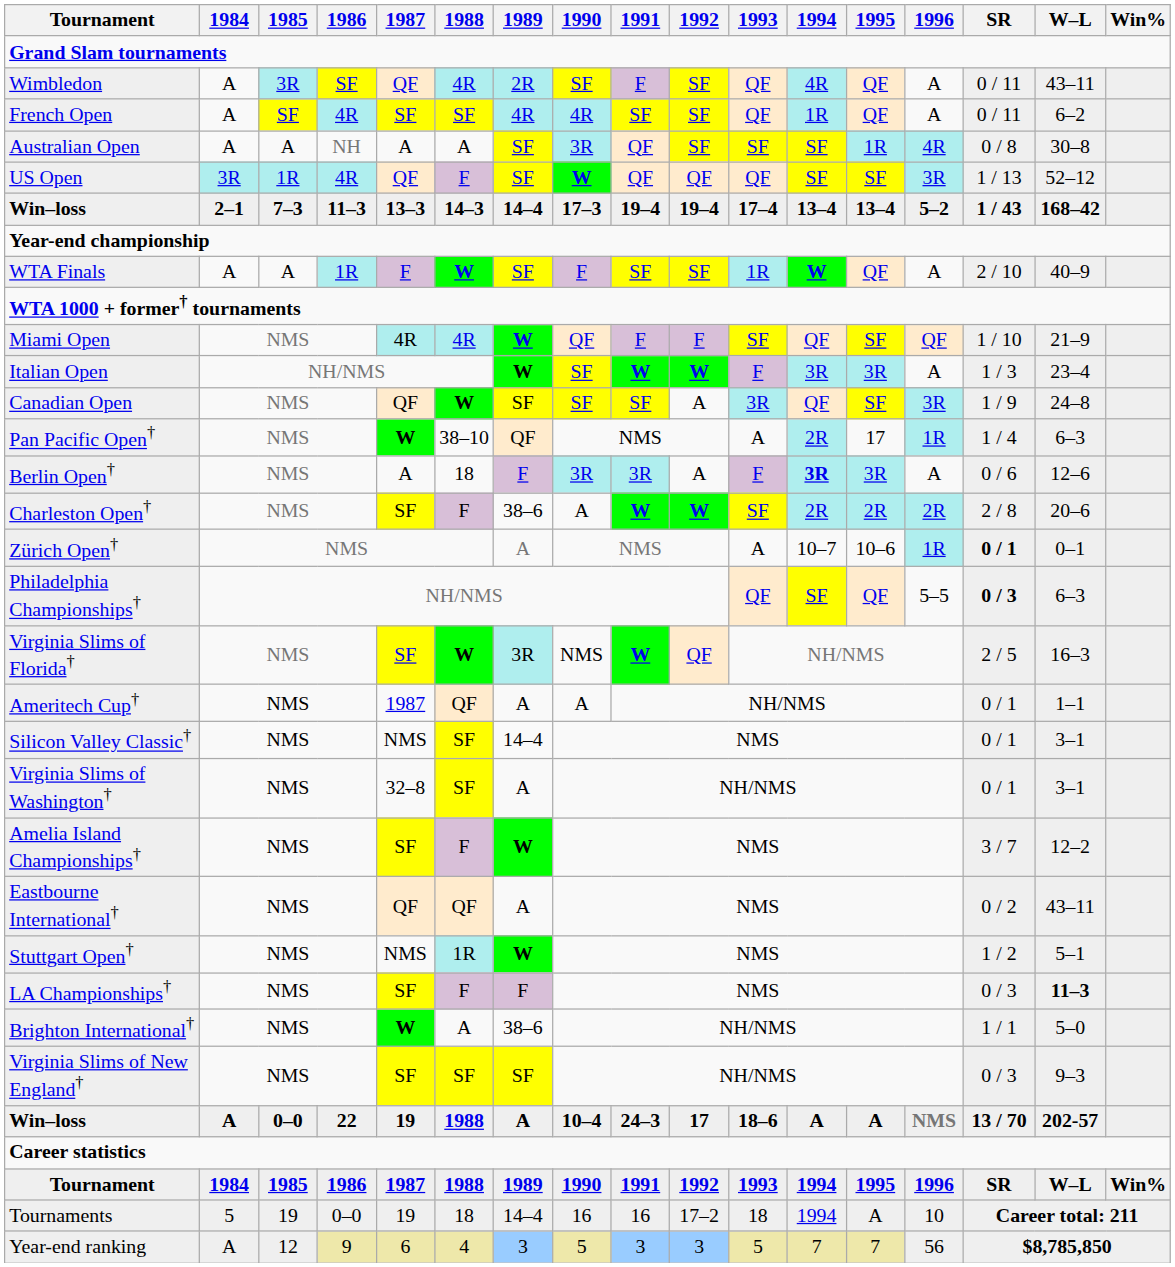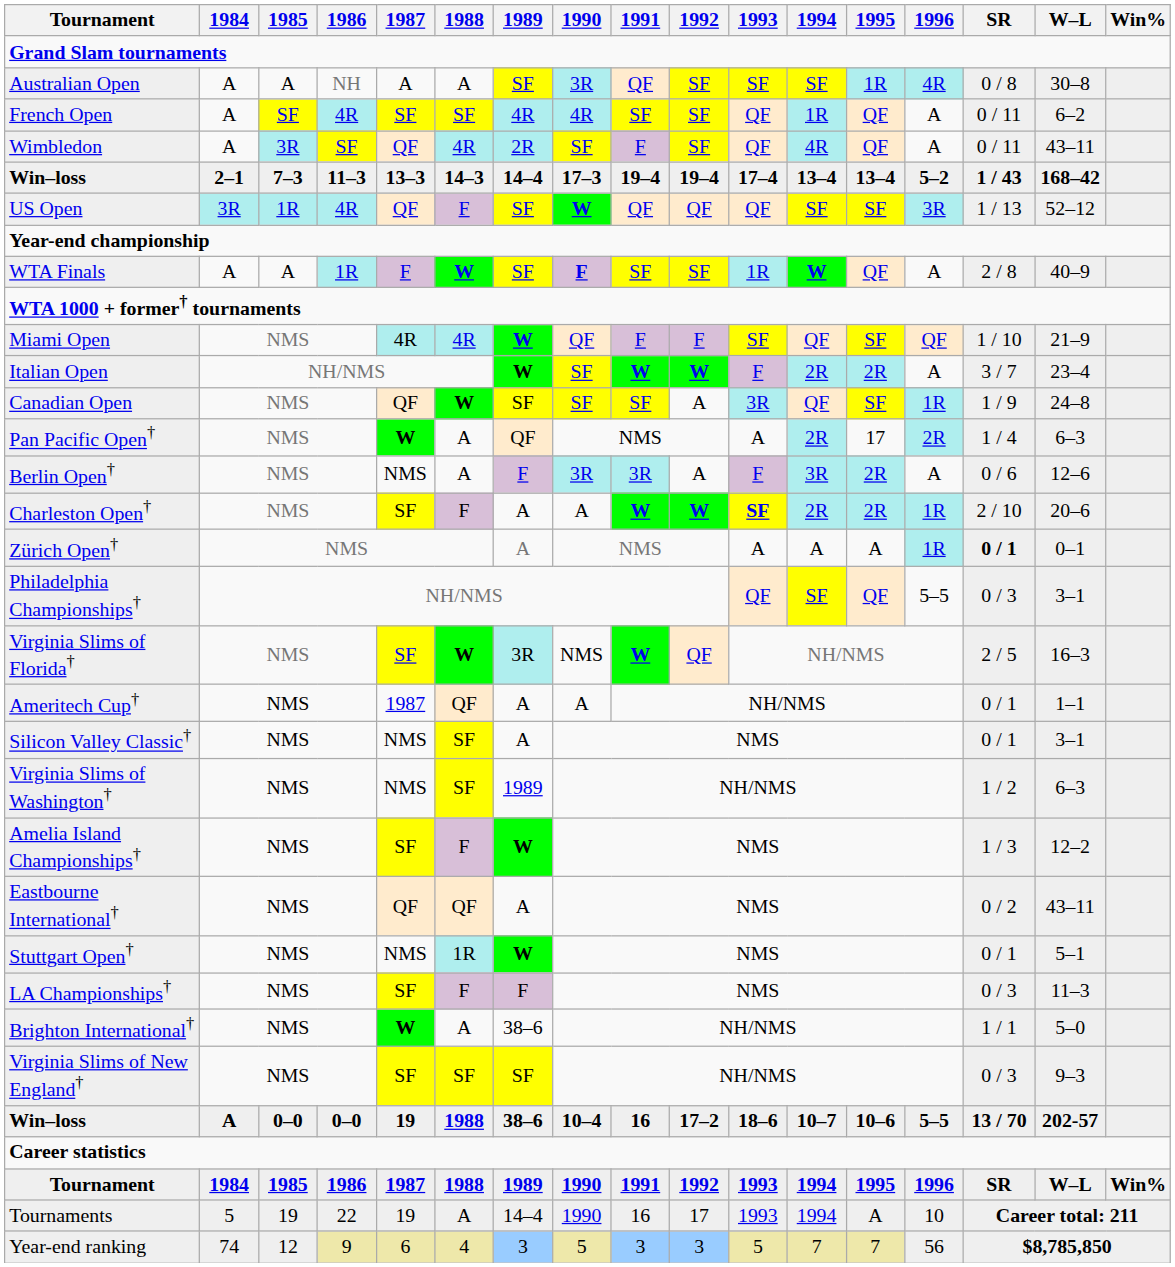rows swapped: (74, 146) <-> (56, 83)
rows swapped: (46, 177) <-> (48, 209)
(582, 271) normal -> (582, 271) bold
(999, 271) 2 / 10 -> (999, 271) 2 / 8
(817, 371) 3R -> (817, 371) 2R
(875, 371) 3R -> (875, 371) 2R
(999, 371) 1 / 3 -> (999, 371) 3 / 7
(934, 403) 3R -> (934, 403) 1R
(464, 437) 38–10 -> (464, 437) A
(934, 437) 1R -> (934, 437) 2R
(405, 474) A -> (405, 474) NMS
(464, 474) 18 -> (464, 474) A
(817, 474) bold -> (817, 474) normal
(875, 474) 3R -> (875, 474) 2R
(523, 510) 38–6 -> (523, 510) A
(758, 510) normal -> (758, 510) bold
(934, 510) 2R -> (934, 510) 1R
(999, 510) 2 / 8 -> (999, 510) 2 / 10
(817, 547) 10–7 -> (817, 547) A
(875, 547) 10–6 -> (875, 547) A
(999, 595) bold -> (999, 595) normal
(1070, 595) 6–3 -> (1070, 595) 3–1
(523, 739) 14–4 -> (523, 739) A
(405, 787) 32–8 -> (405, 787) NMS
(523, 787) A -> (523, 787) 1989
(999, 787) 0 / 1 -> (999, 787) 1 / 2
(1070, 787) 3–1 -> (1070, 787) 6–3
(999, 846) 3 / 7 -> (999, 846) 1 / 3
(999, 954) 1 / 2 -> (999, 954) 0 / 1
(1070, 990) bold -> (1070, 990) normal
(347, 1121) 22 -> (347, 1121) 0–0
(523, 1121) A -> (523, 1121) 38–6
(640, 1121) 24–3 -> (640, 1121) 16
(699, 1121) 17 -> (699, 1121) 17–2
(817, 1121) A -> (817, 1121) 10–7
(875, 1121) A -> (875, 1121) 10–6
(934, 1121) NMS -> (934, 1121) 5–5
(347, 1215) 0–0 -> (347, 1215) 22
(464, 1215) 18 -> (464, 1215) A
(582, 1215) 16 -> (582, 1215) 1990
(699, 1215) 17–2 -> (699, 1215) 17
(758, 1215) 18 -> (758, 1215) 1993
(229, 1246) A -> (229, 1246) 74
